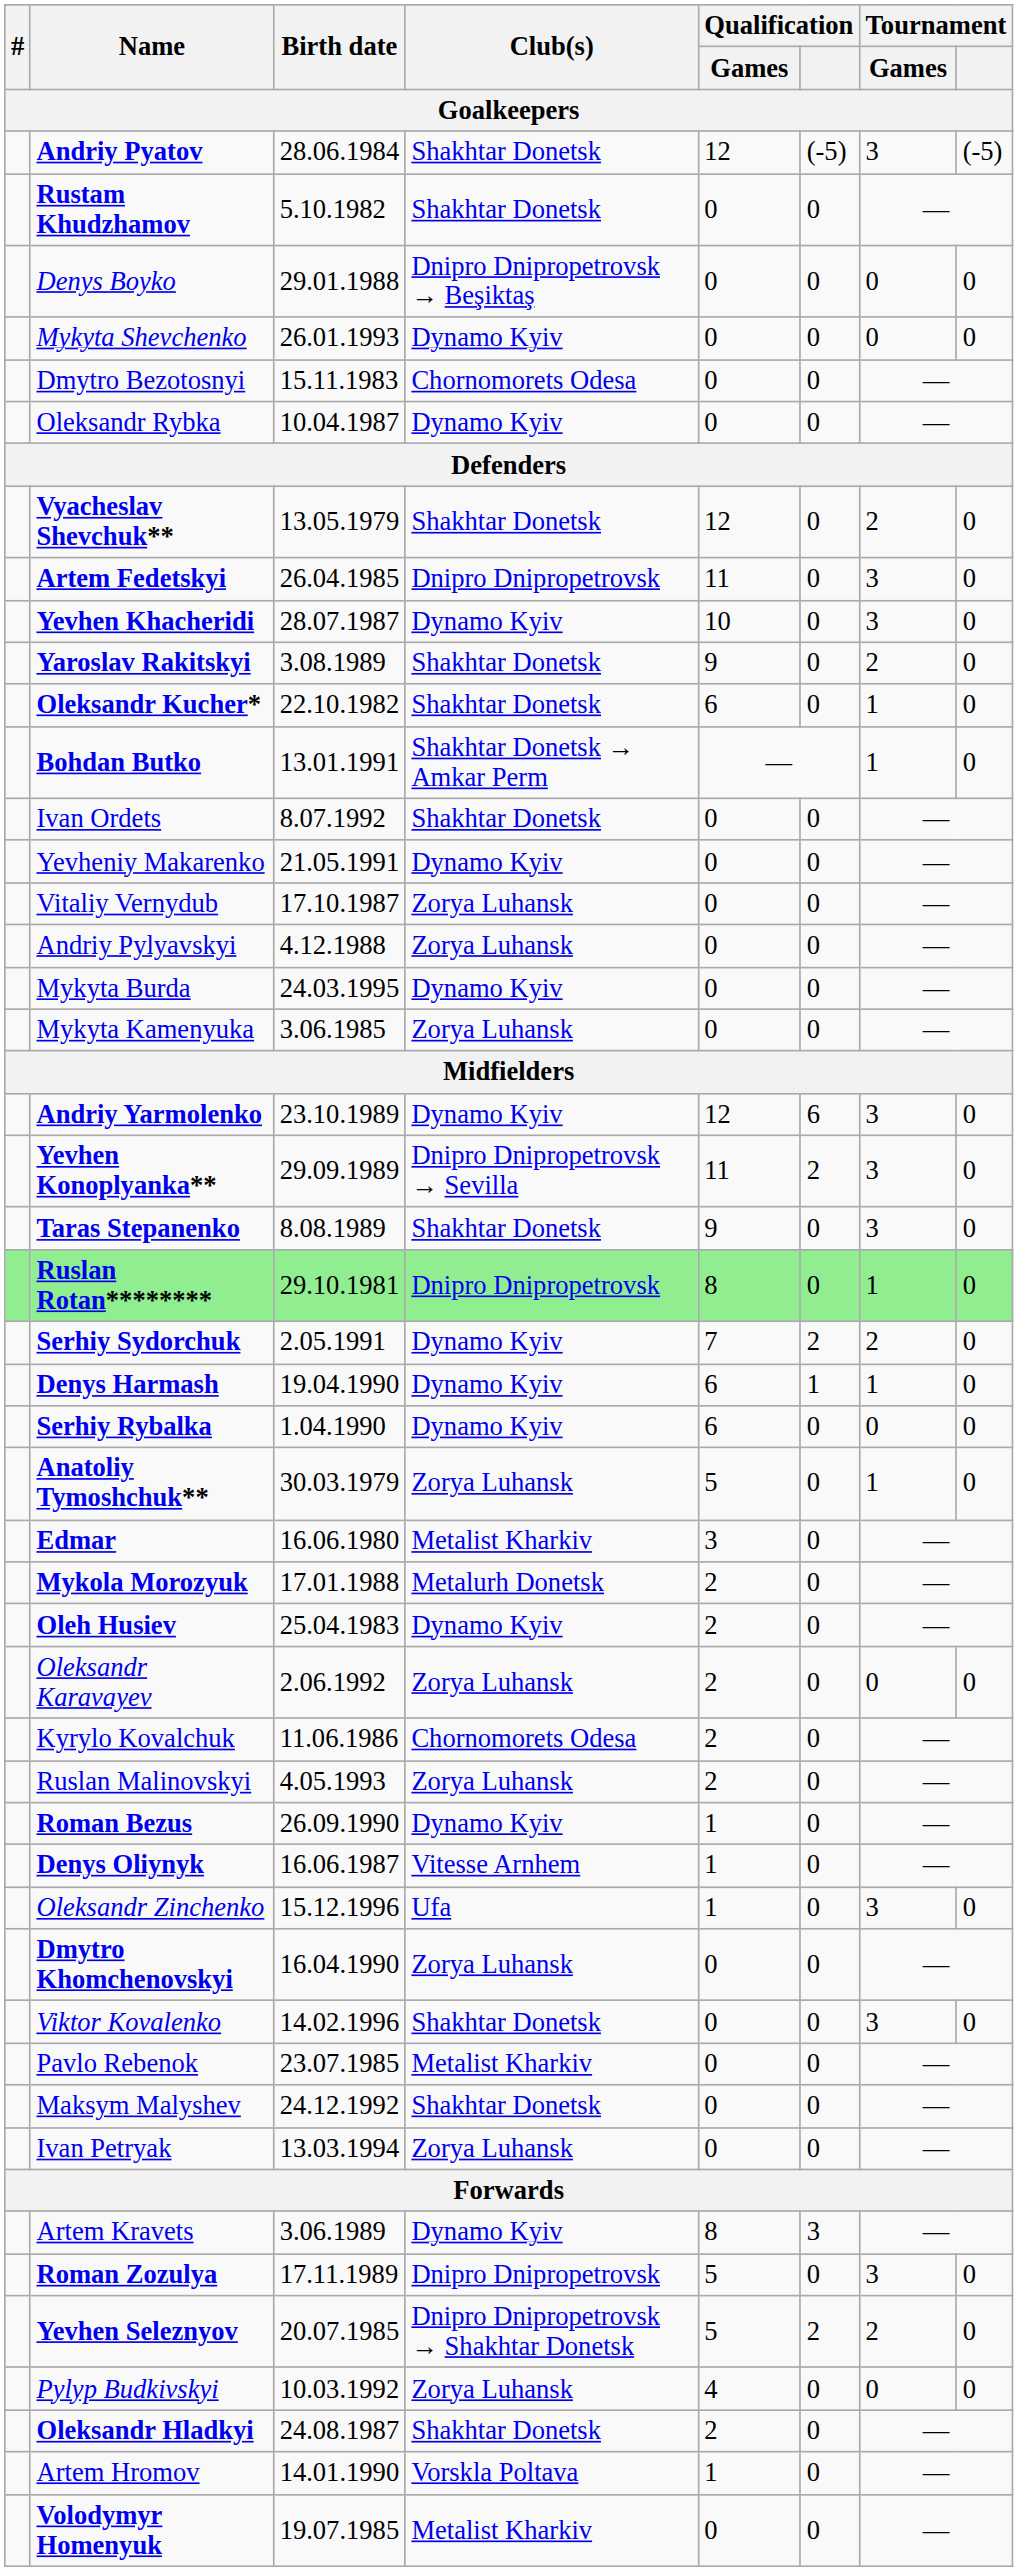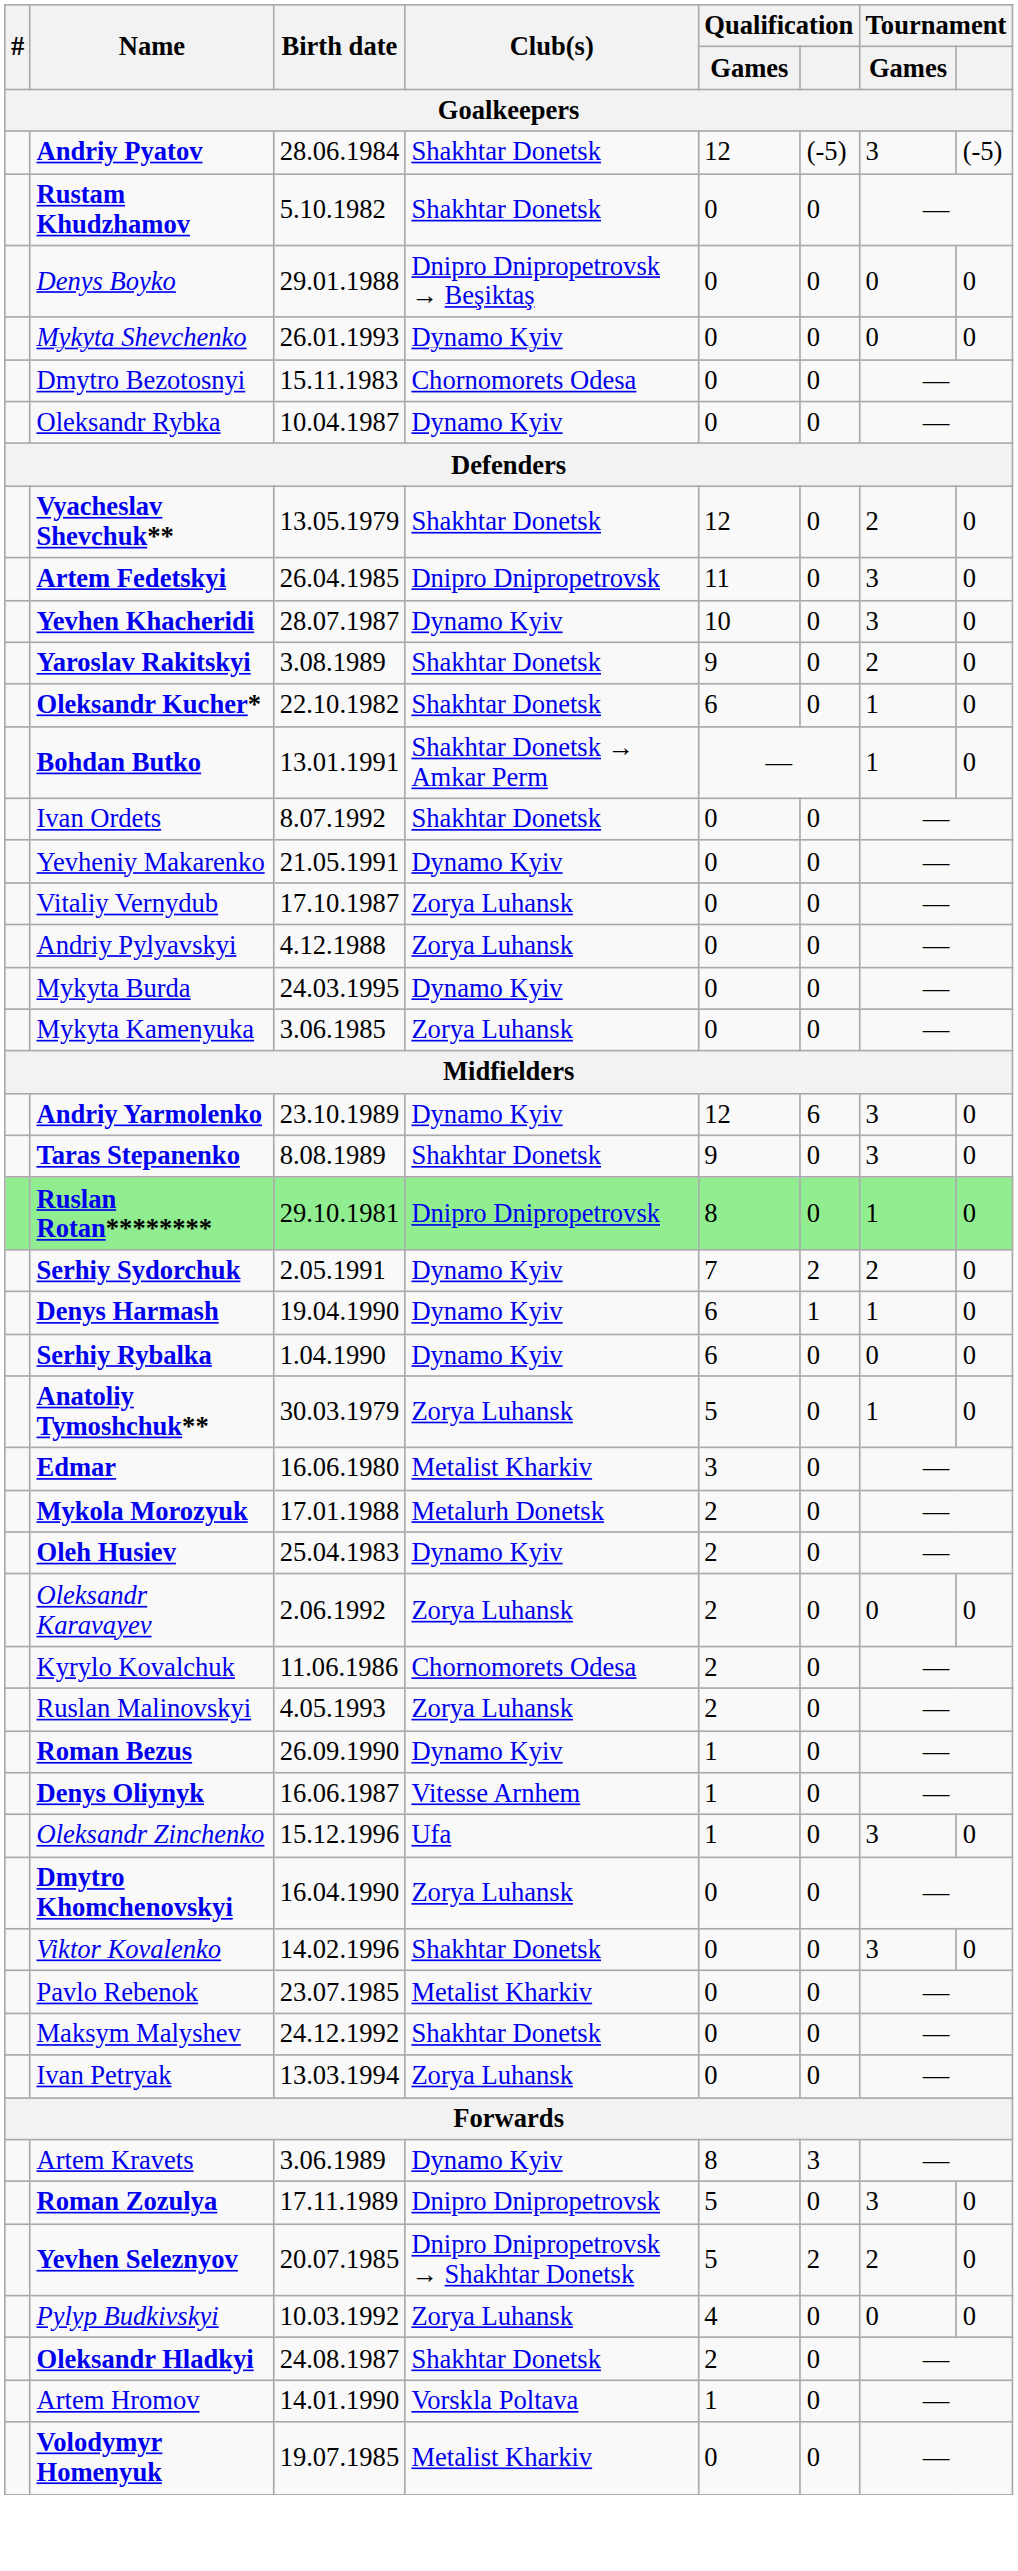- row: (127, 1170)
